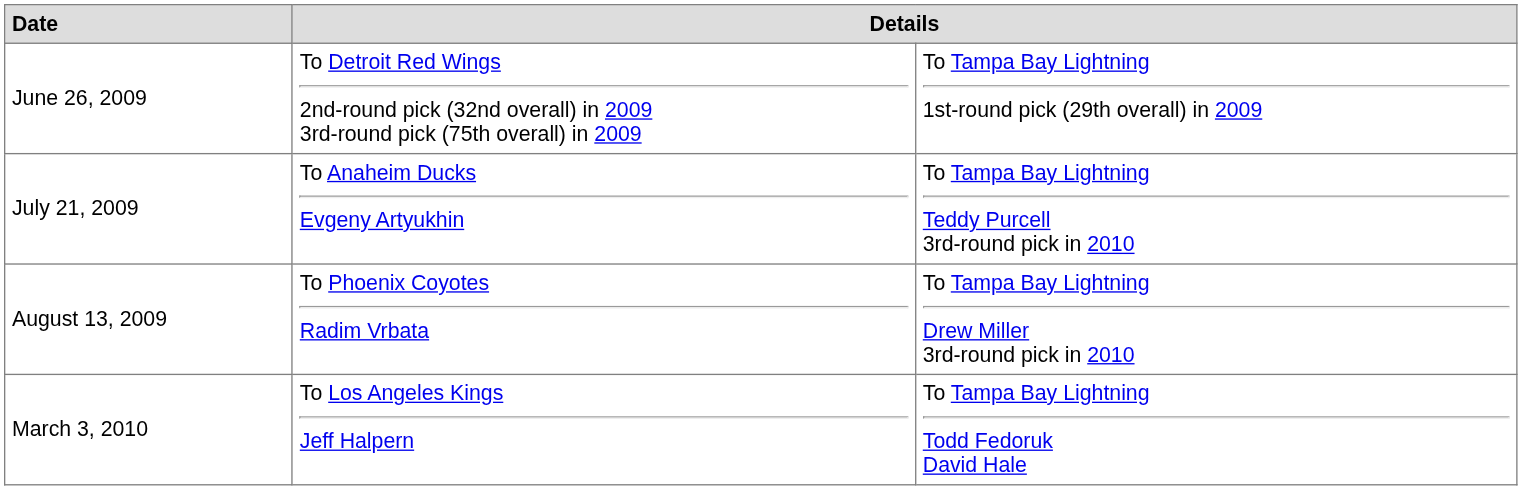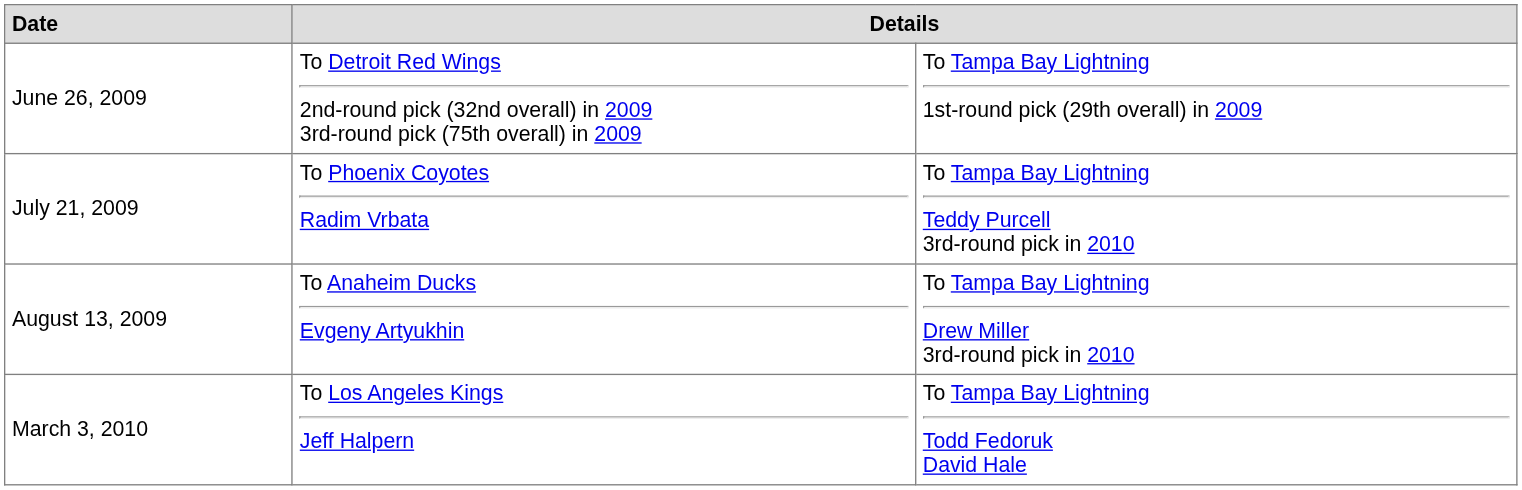(604, 196) To Anaheim Ducks Evgeny Artyukhin -> (604, 196) To Phoenix Coyotes Radim Vrbata
(604, 307) To Phoenix Coyotes Radim Vrbata -> (604, 307) To Anaheim Ducks Evgeny Artyukhin
